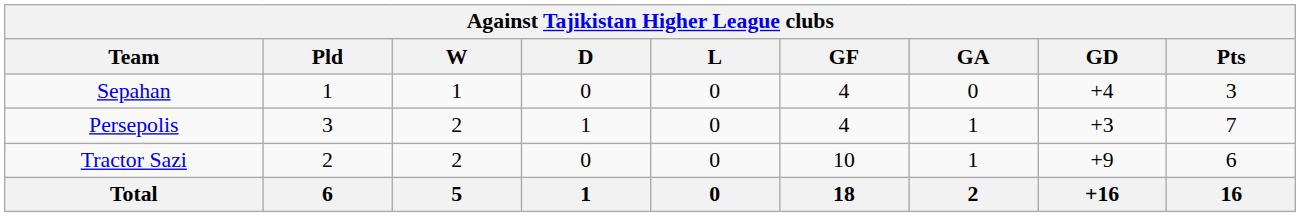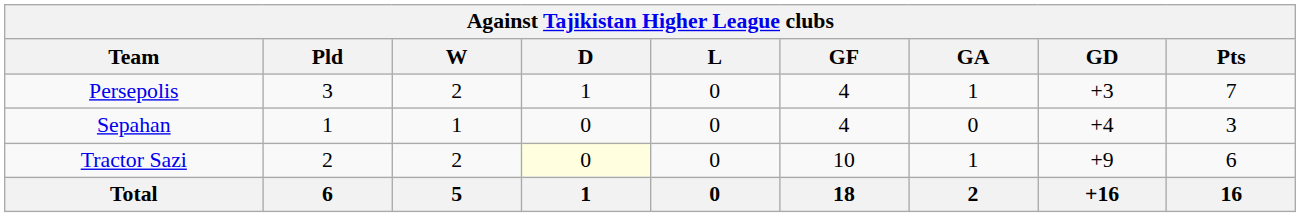rows swapped: (134, 125) <-> (134, 90)
(586, 159) no background -> (586, 159) lightyellow background
